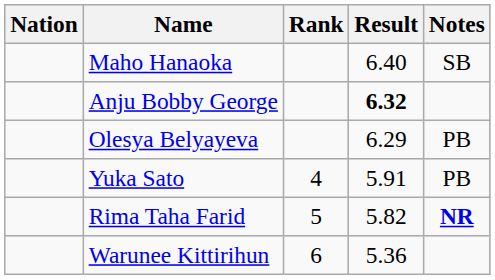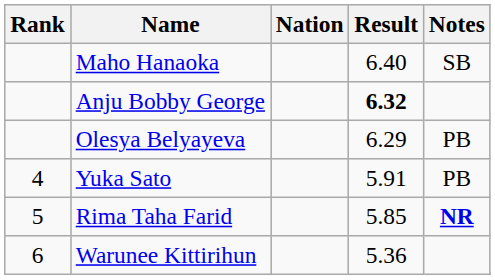columns swapped: (316, 23) <-> (44, 23)
(386, 216) 5.82 -> (386, 216) 5.85
